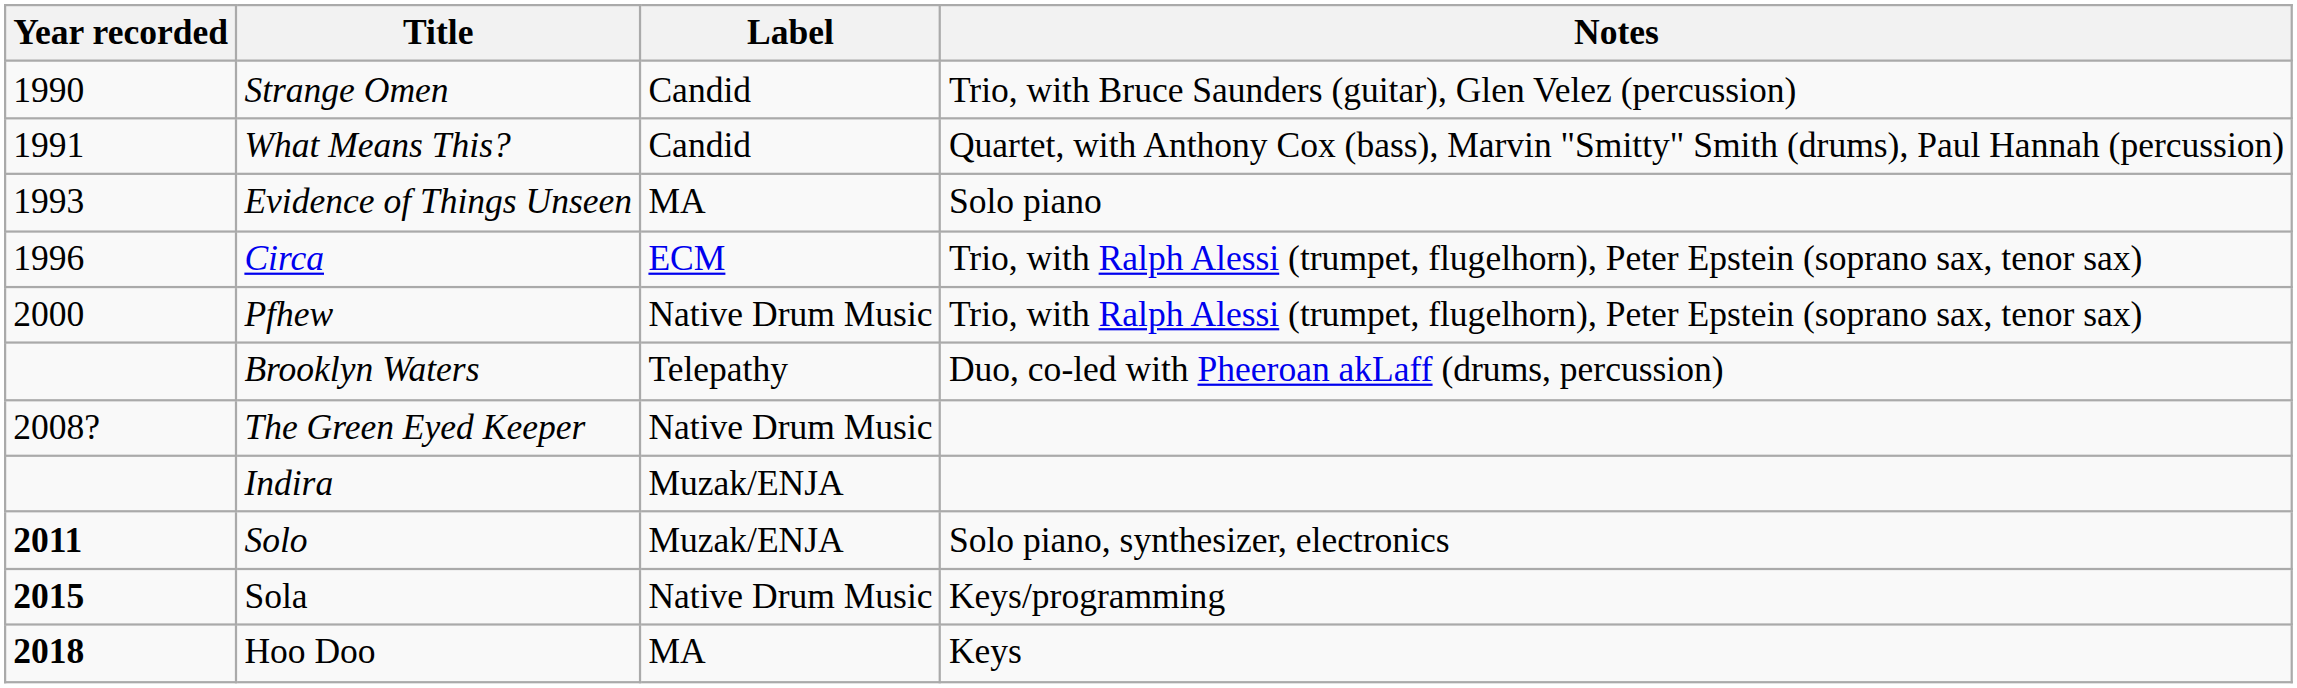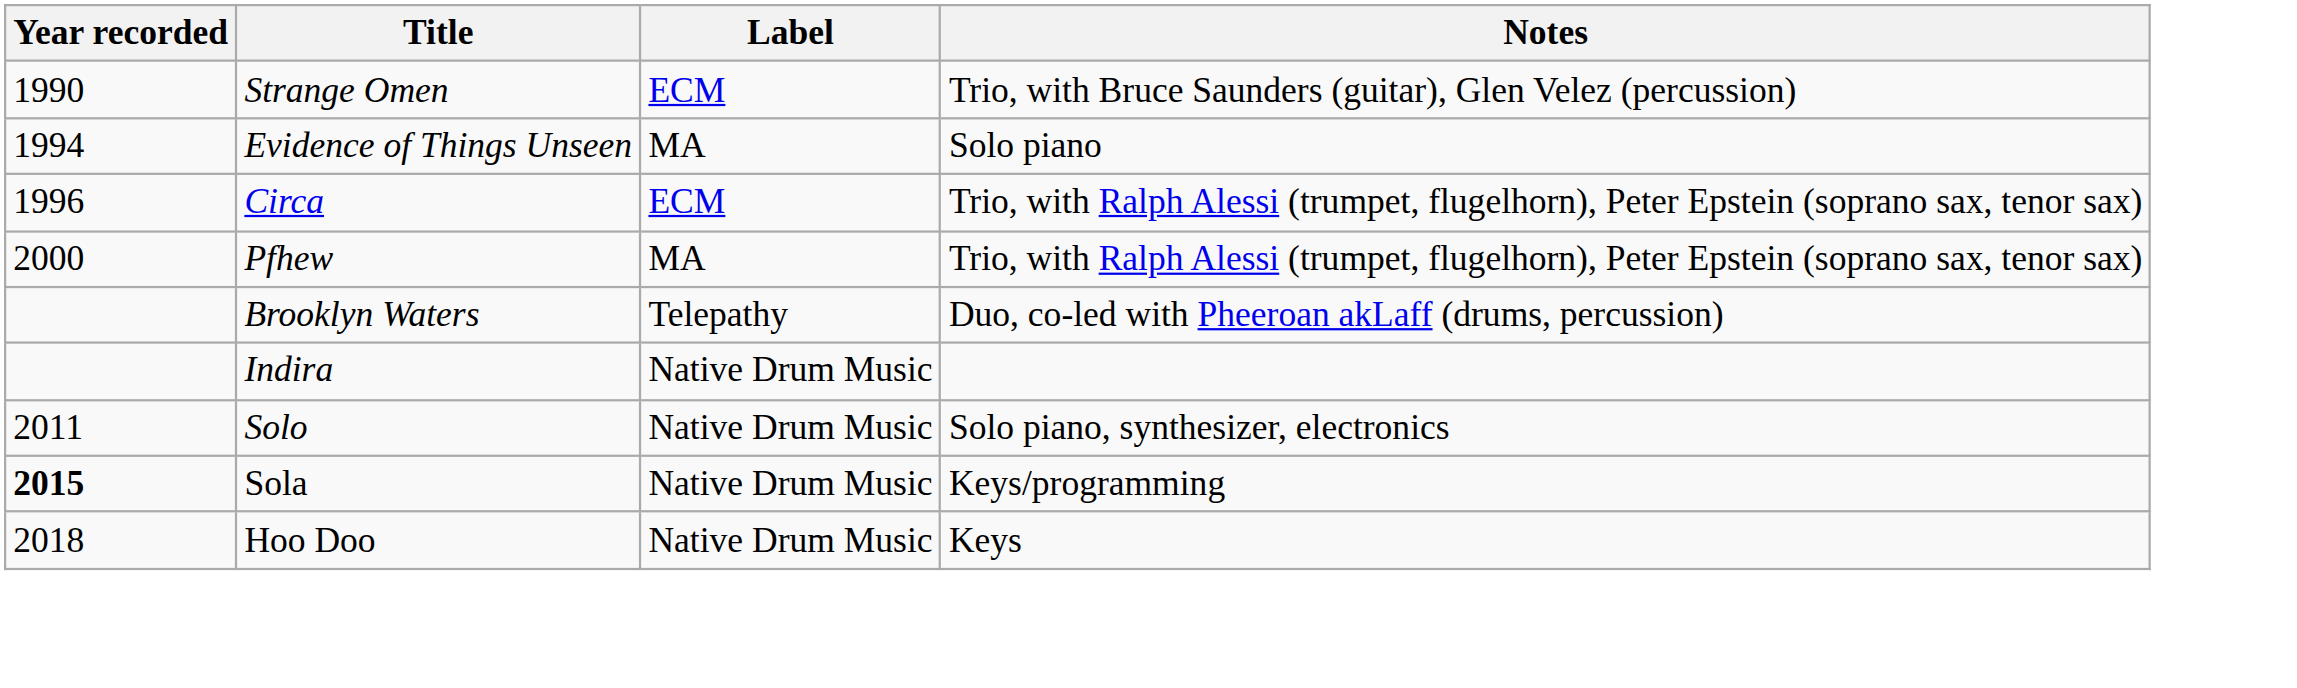(700, 88) Candid -> (687, 88) ECM
- row: (378, 145)
(49, 201) 1993 -> (49, 145) 1994
(790, 314) Native Drum Music -> (677, 257) MA
- row: (415, 426)
(746, 483) Muzak/ENJA -> (790, 370) Native Drum Music
(48, 539) bold -> (48, 426) normal
(746, 539) Muzak/ENJA -> (790, 426) Native Drum Music
(49, 652) bold -> (49, 539) normal
(677, 652) MA -> (790, 539) Native Drum Music
